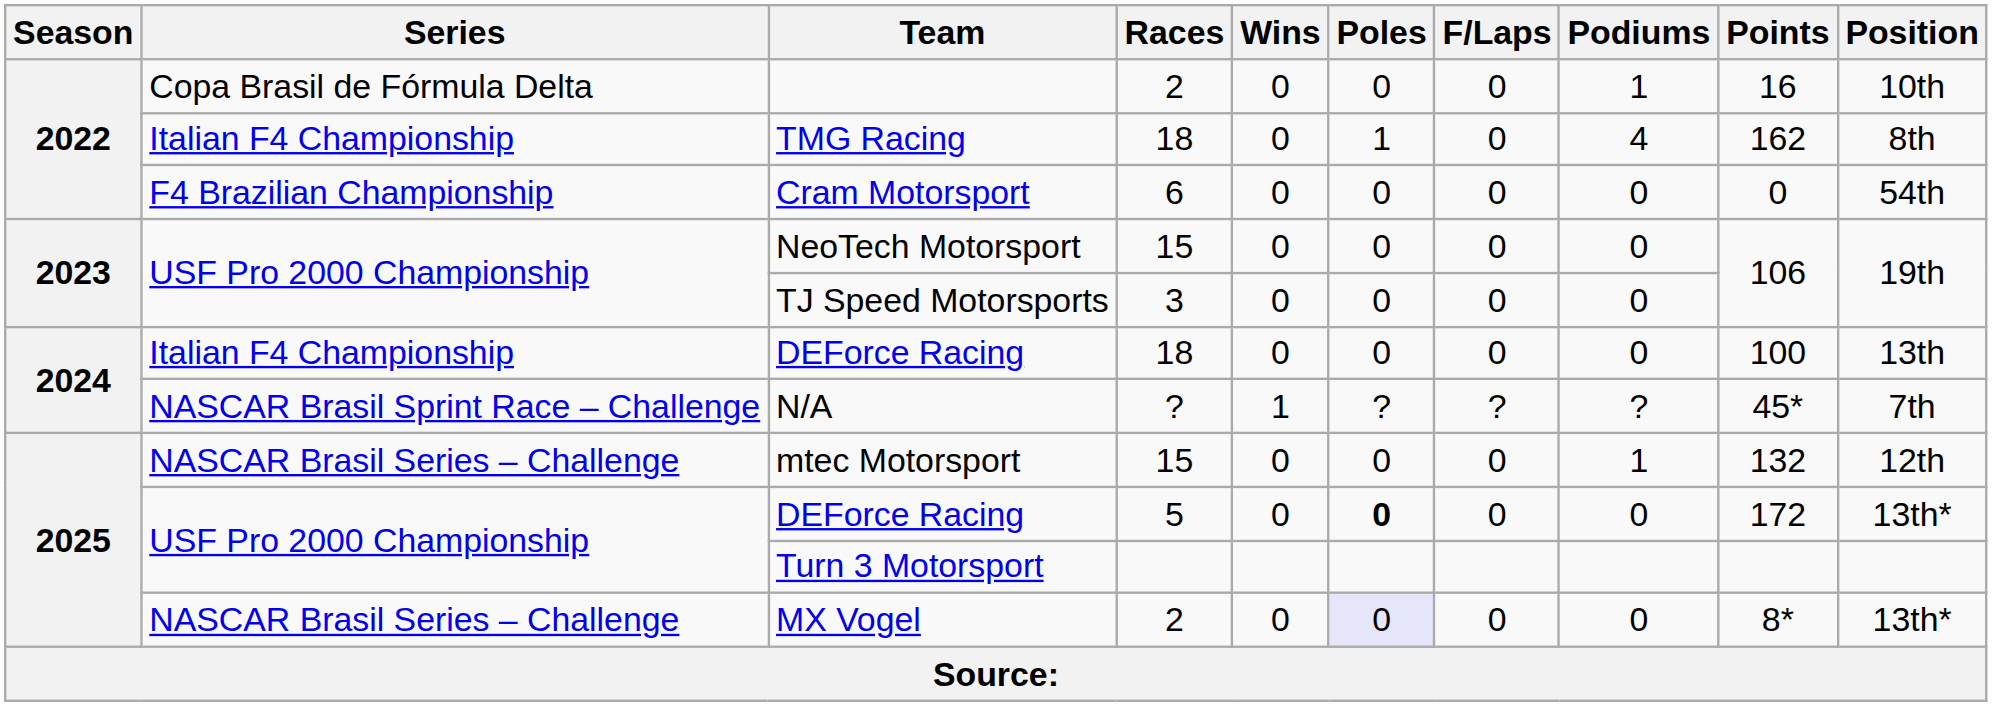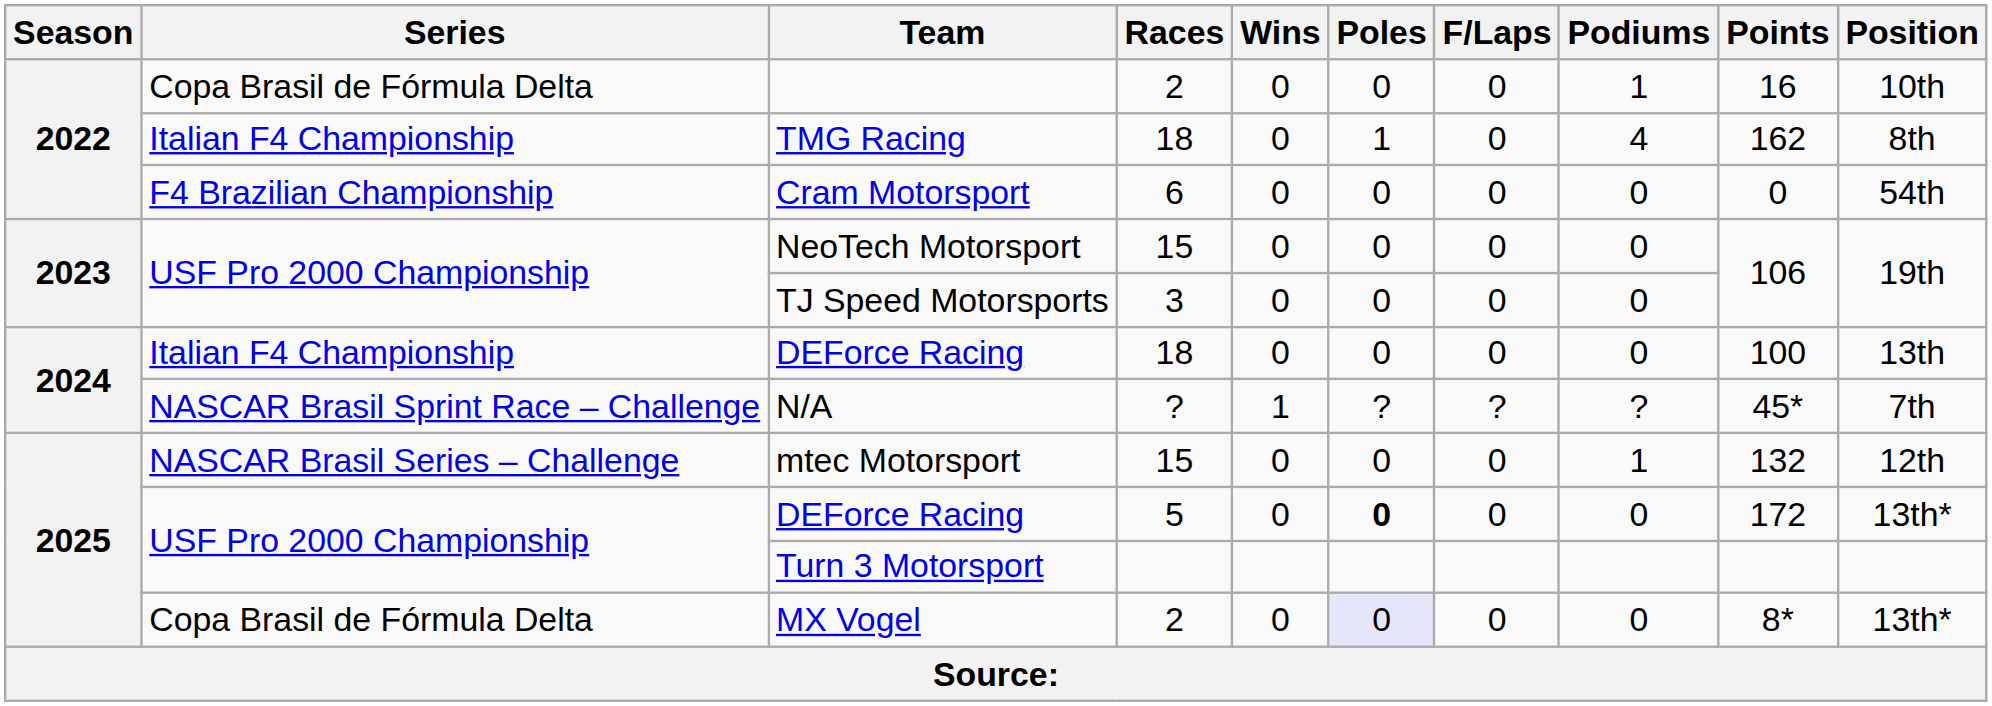(414, 620) NASCAR Brasil Series – Challenge -> (371, 620) Copa Brasil de Fórmula Delta
